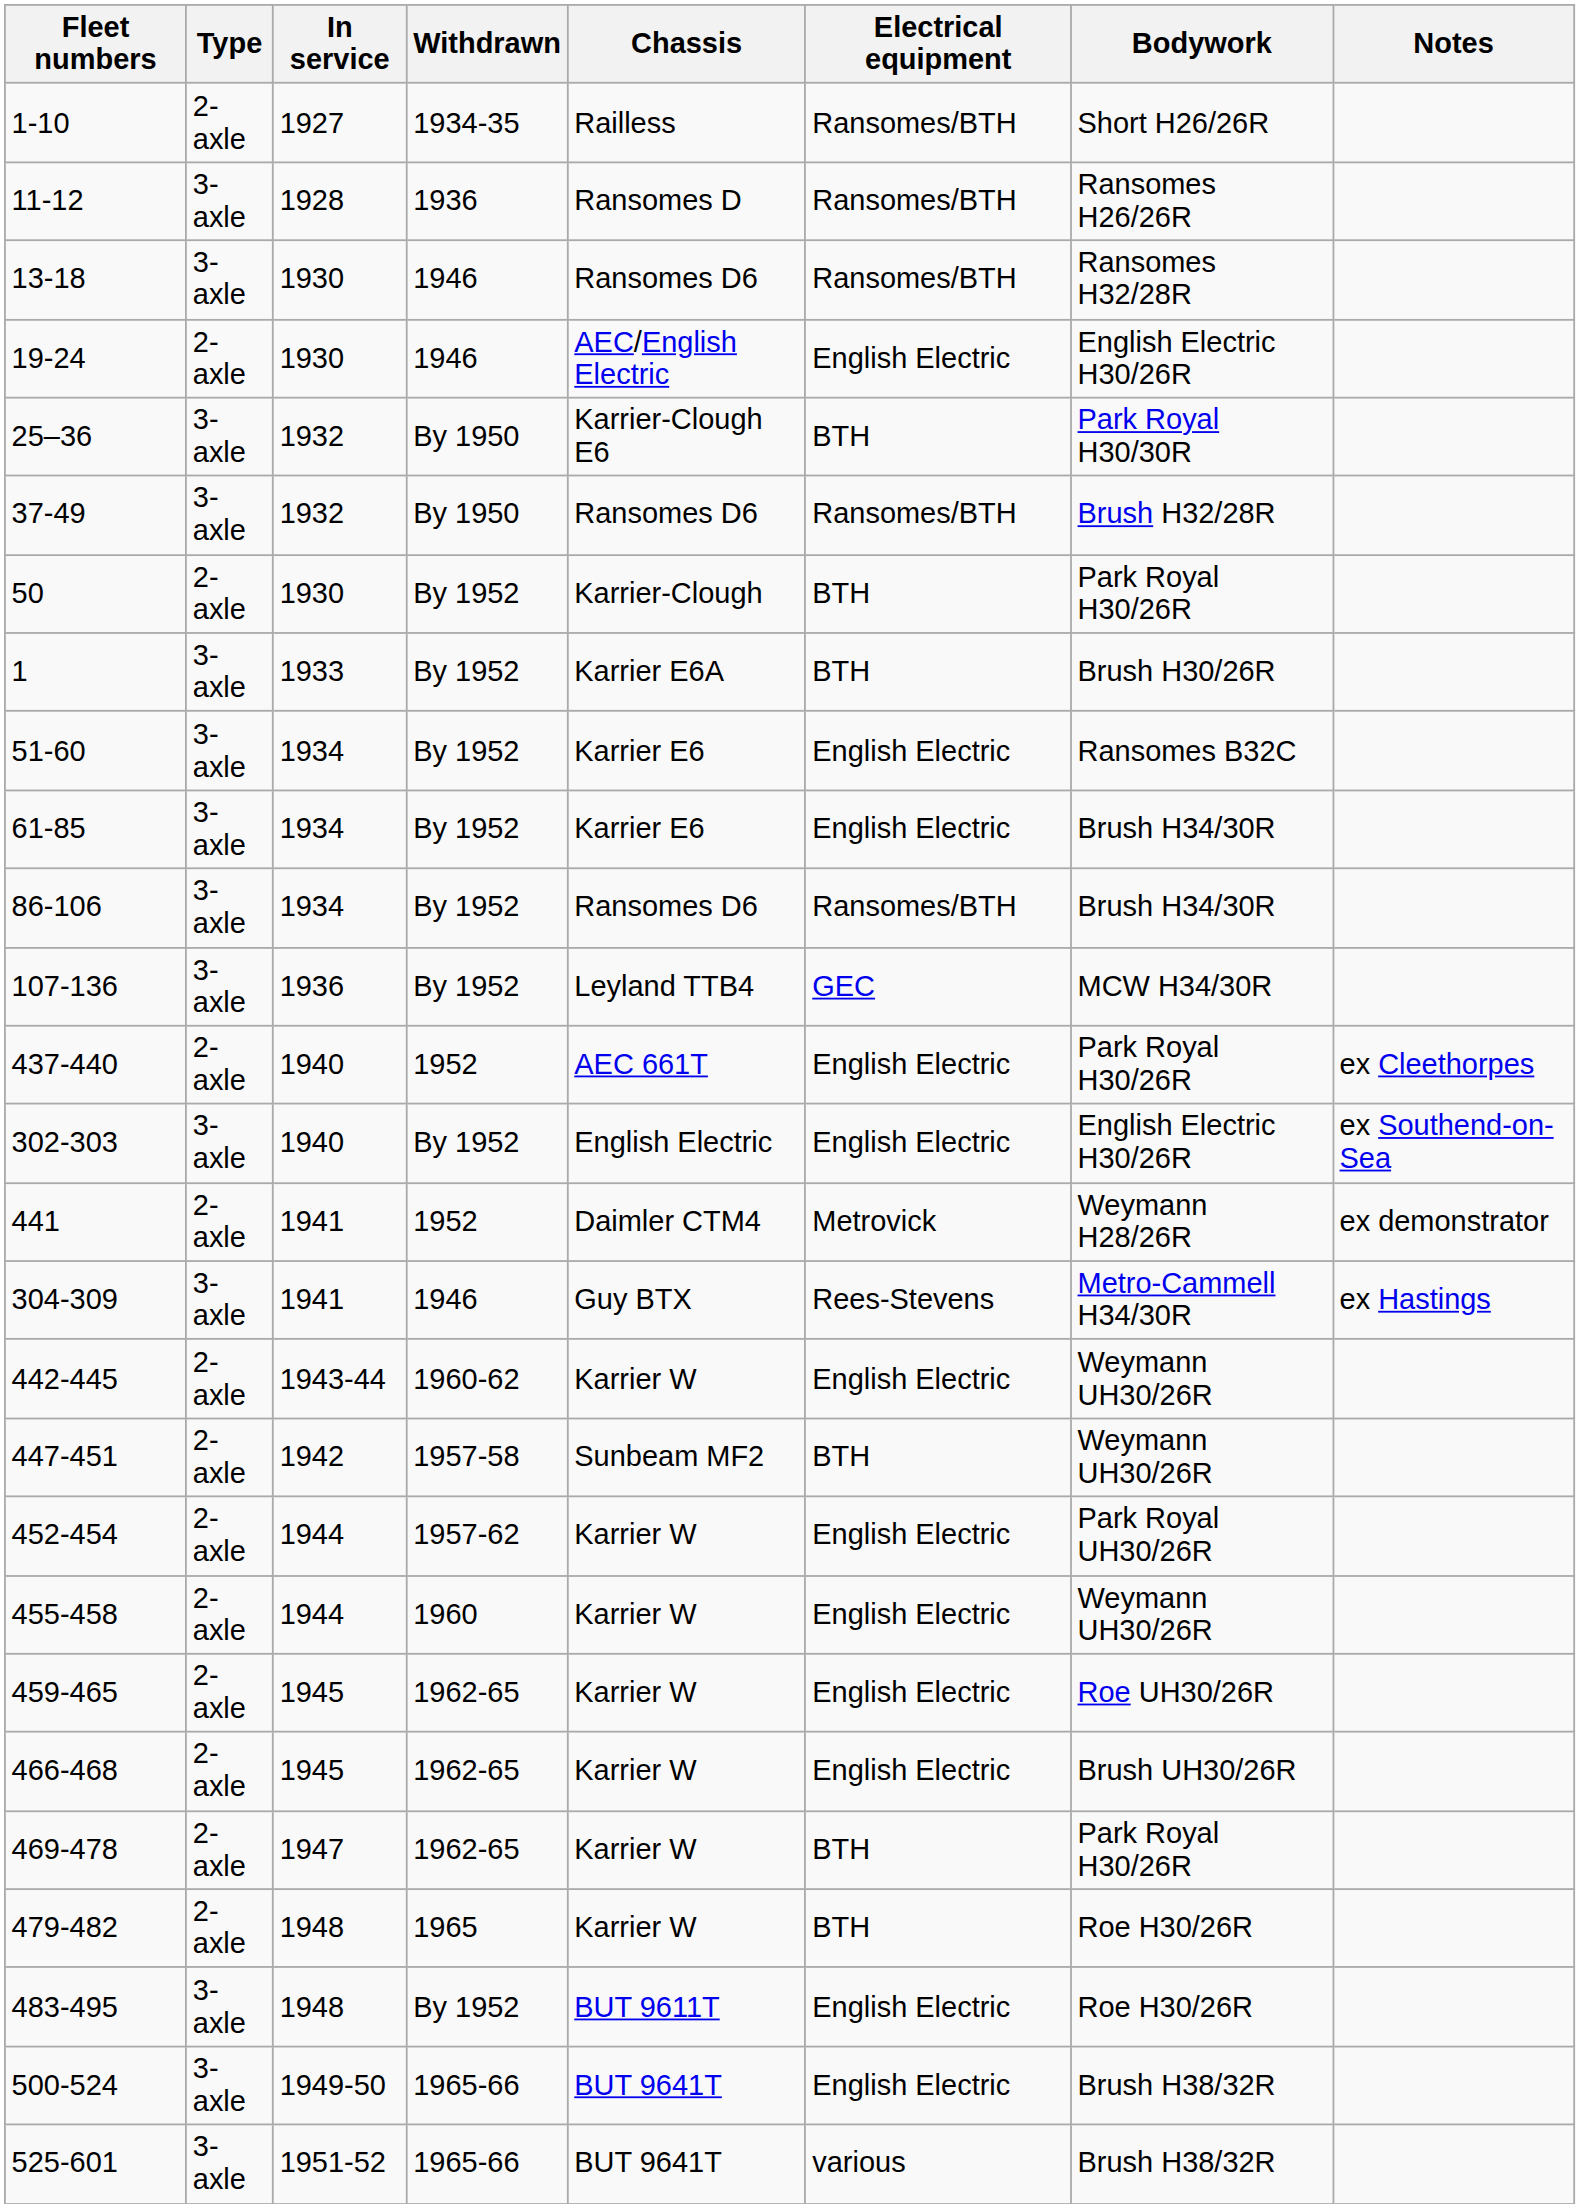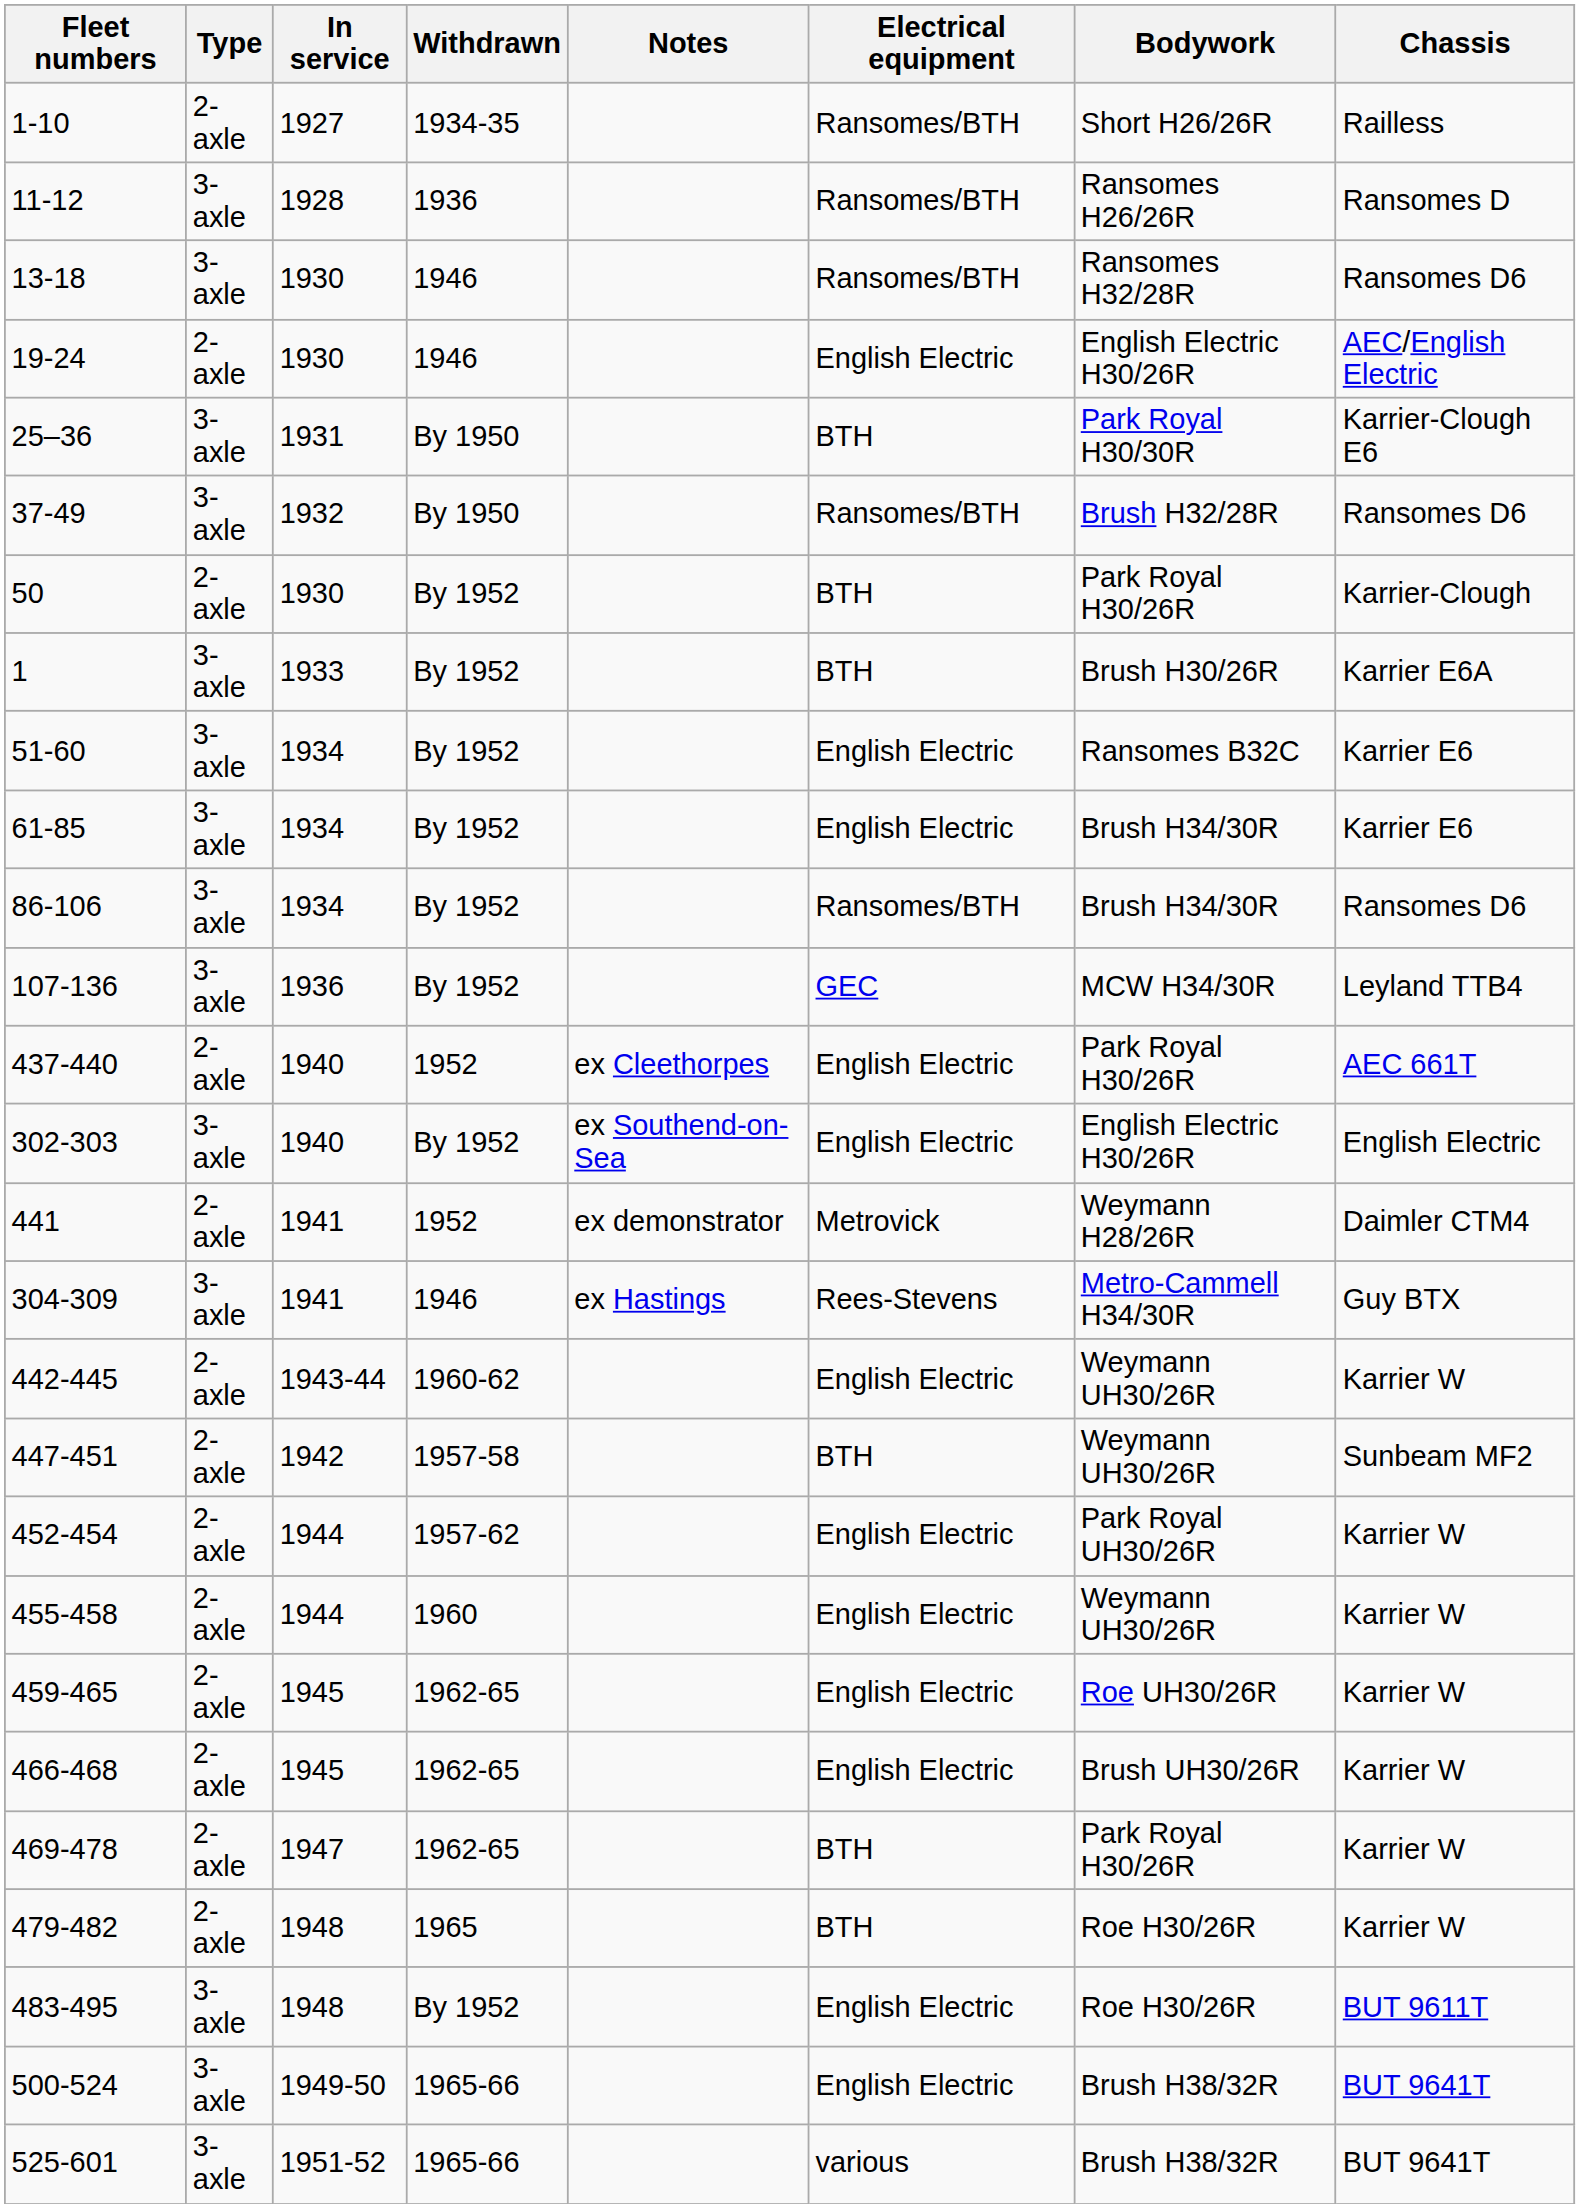columns swapped: (687, 43) <-> (1454, 43)
(312, 436) 1932 -> (312, 436) 1931
